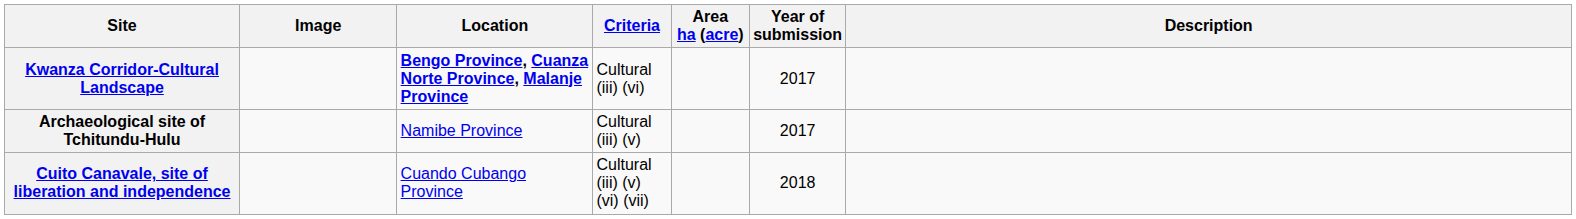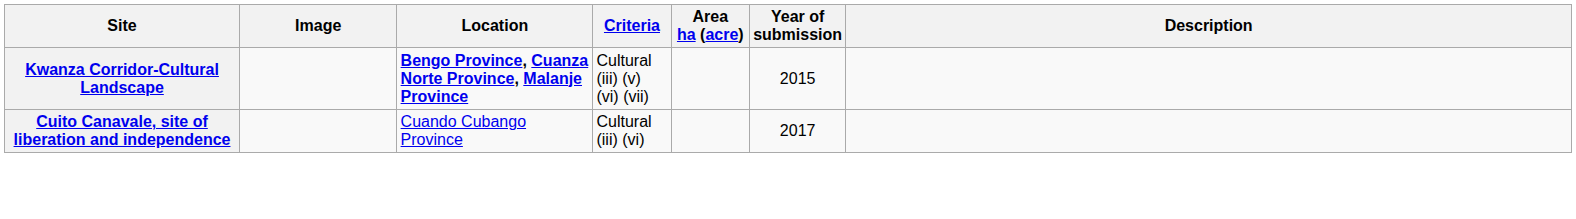(624, 78) Cultural (iii) (vi) -> (624, 78) Cultural (iii) (v) (vi) (vii)
(798, 78) 2017 -> (798, 78) 2015
- row: (122, 130)
(624, 183) Cultural (iii) (v) (vi) (vii) -> (624, 130) Cultural (iii) (vi)
(798, 183) 2018 -> (798, 130) 2017
